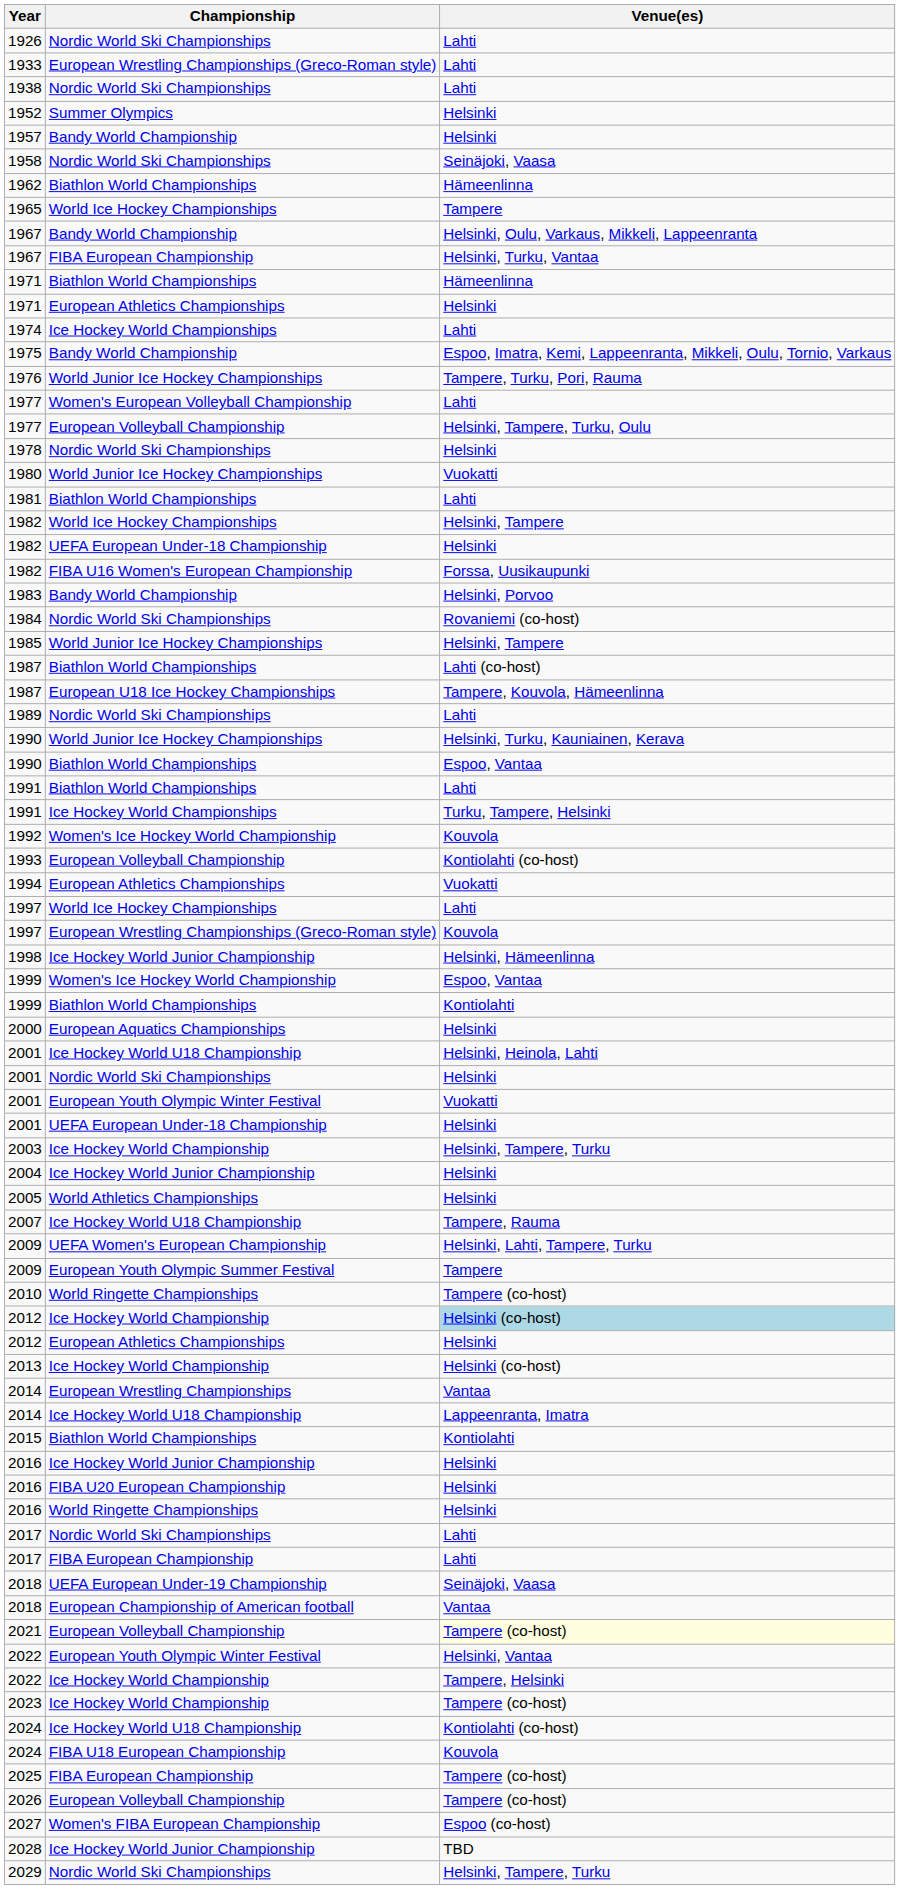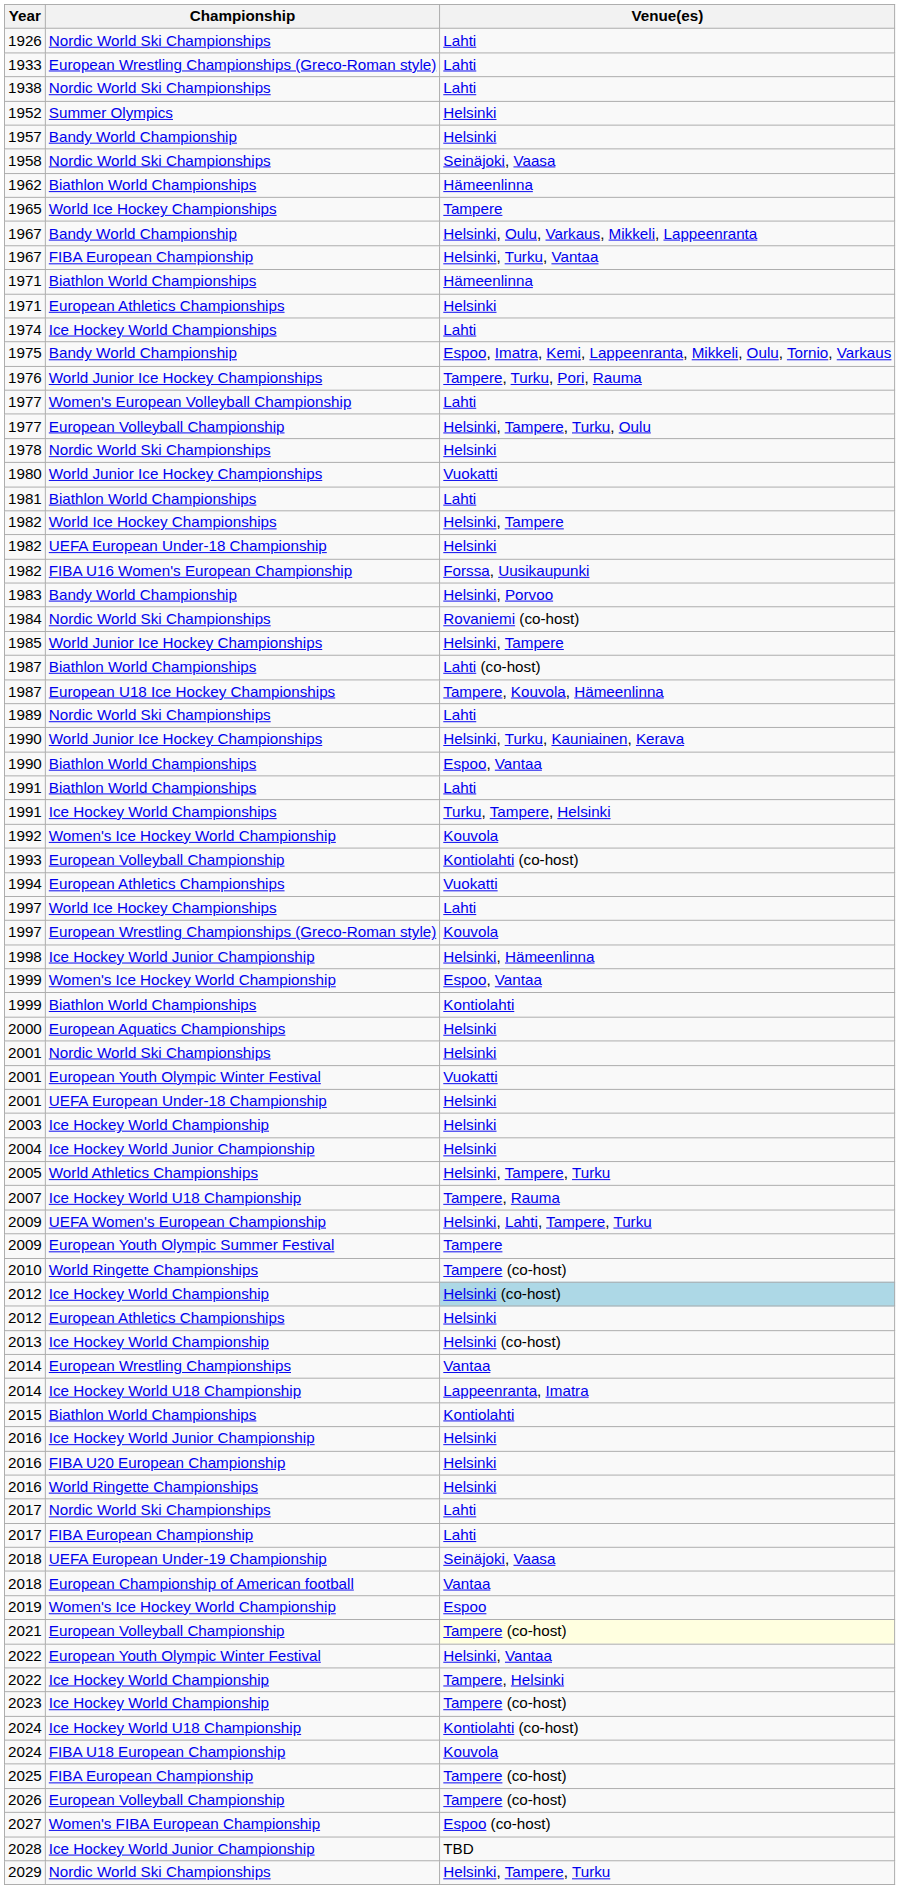- row: (25, 1053)
(527, 1149) Helsinki, Tampere, Turku -> (470, 1125) Helsinki
(470, 1197) Helsinki -> (527, 1173) Helsinki, Tampere, Turku
+ row: (25, 1607)
